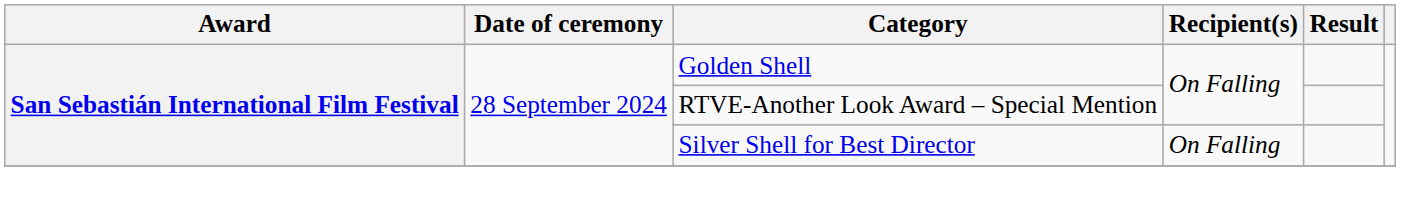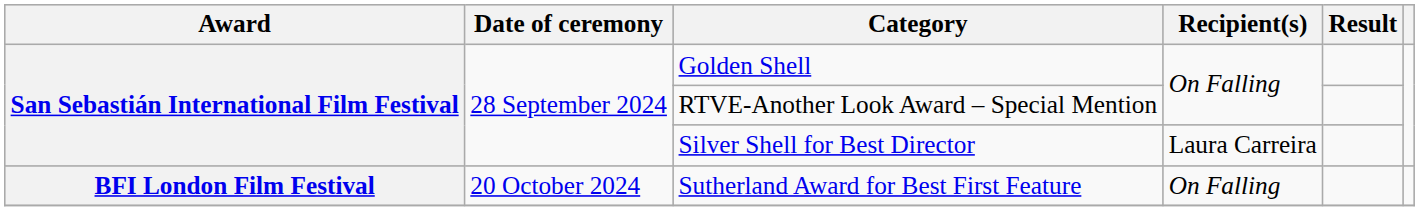(1225, 144) On Falling -> (1243, 144) Laura Carreira
+ row: (880, 184)
